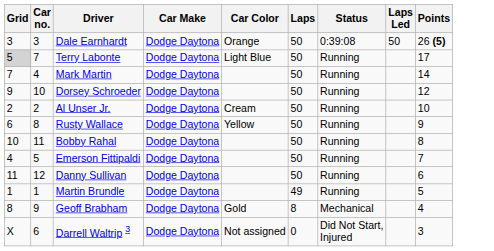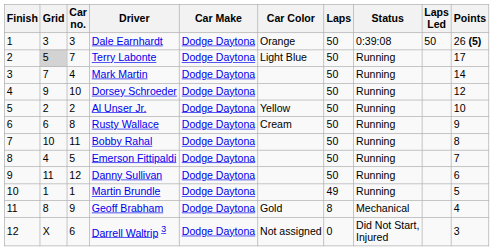+ column: (22, 18)
(255, 108) Cream -> (291, 108) Yellow
(255, 125) Yellow -> (291, 125) Cream
